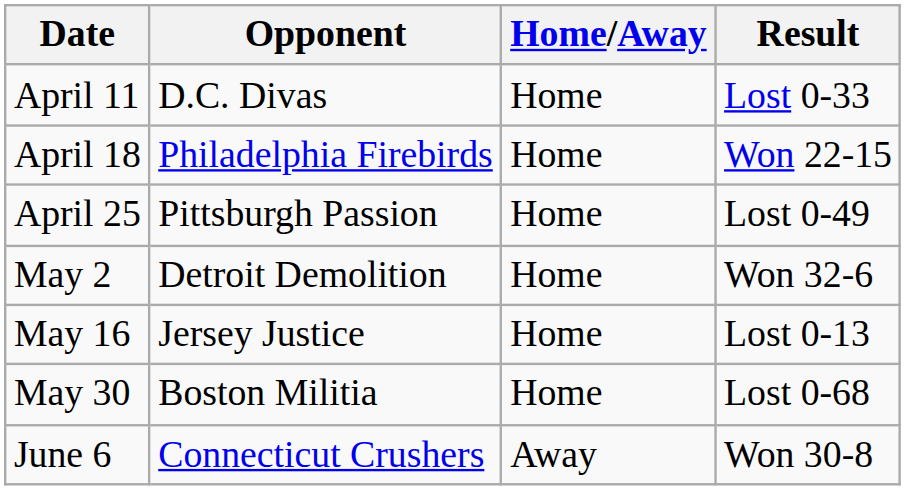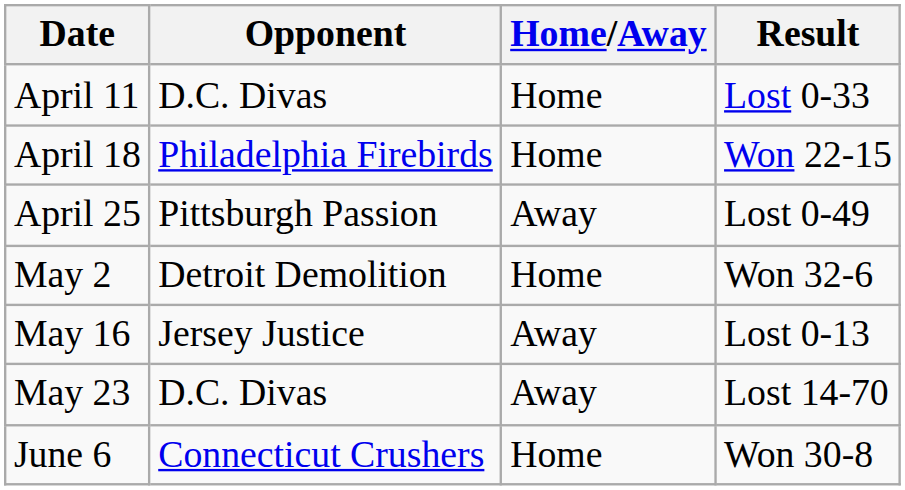(556, 214) Home -> (554, 214) Away
(556, 333) Home -> (554, 333) Away
+ row: (72, 393)
- row: (72, 393)
(554, 453) Away -> (556, 453) Home
